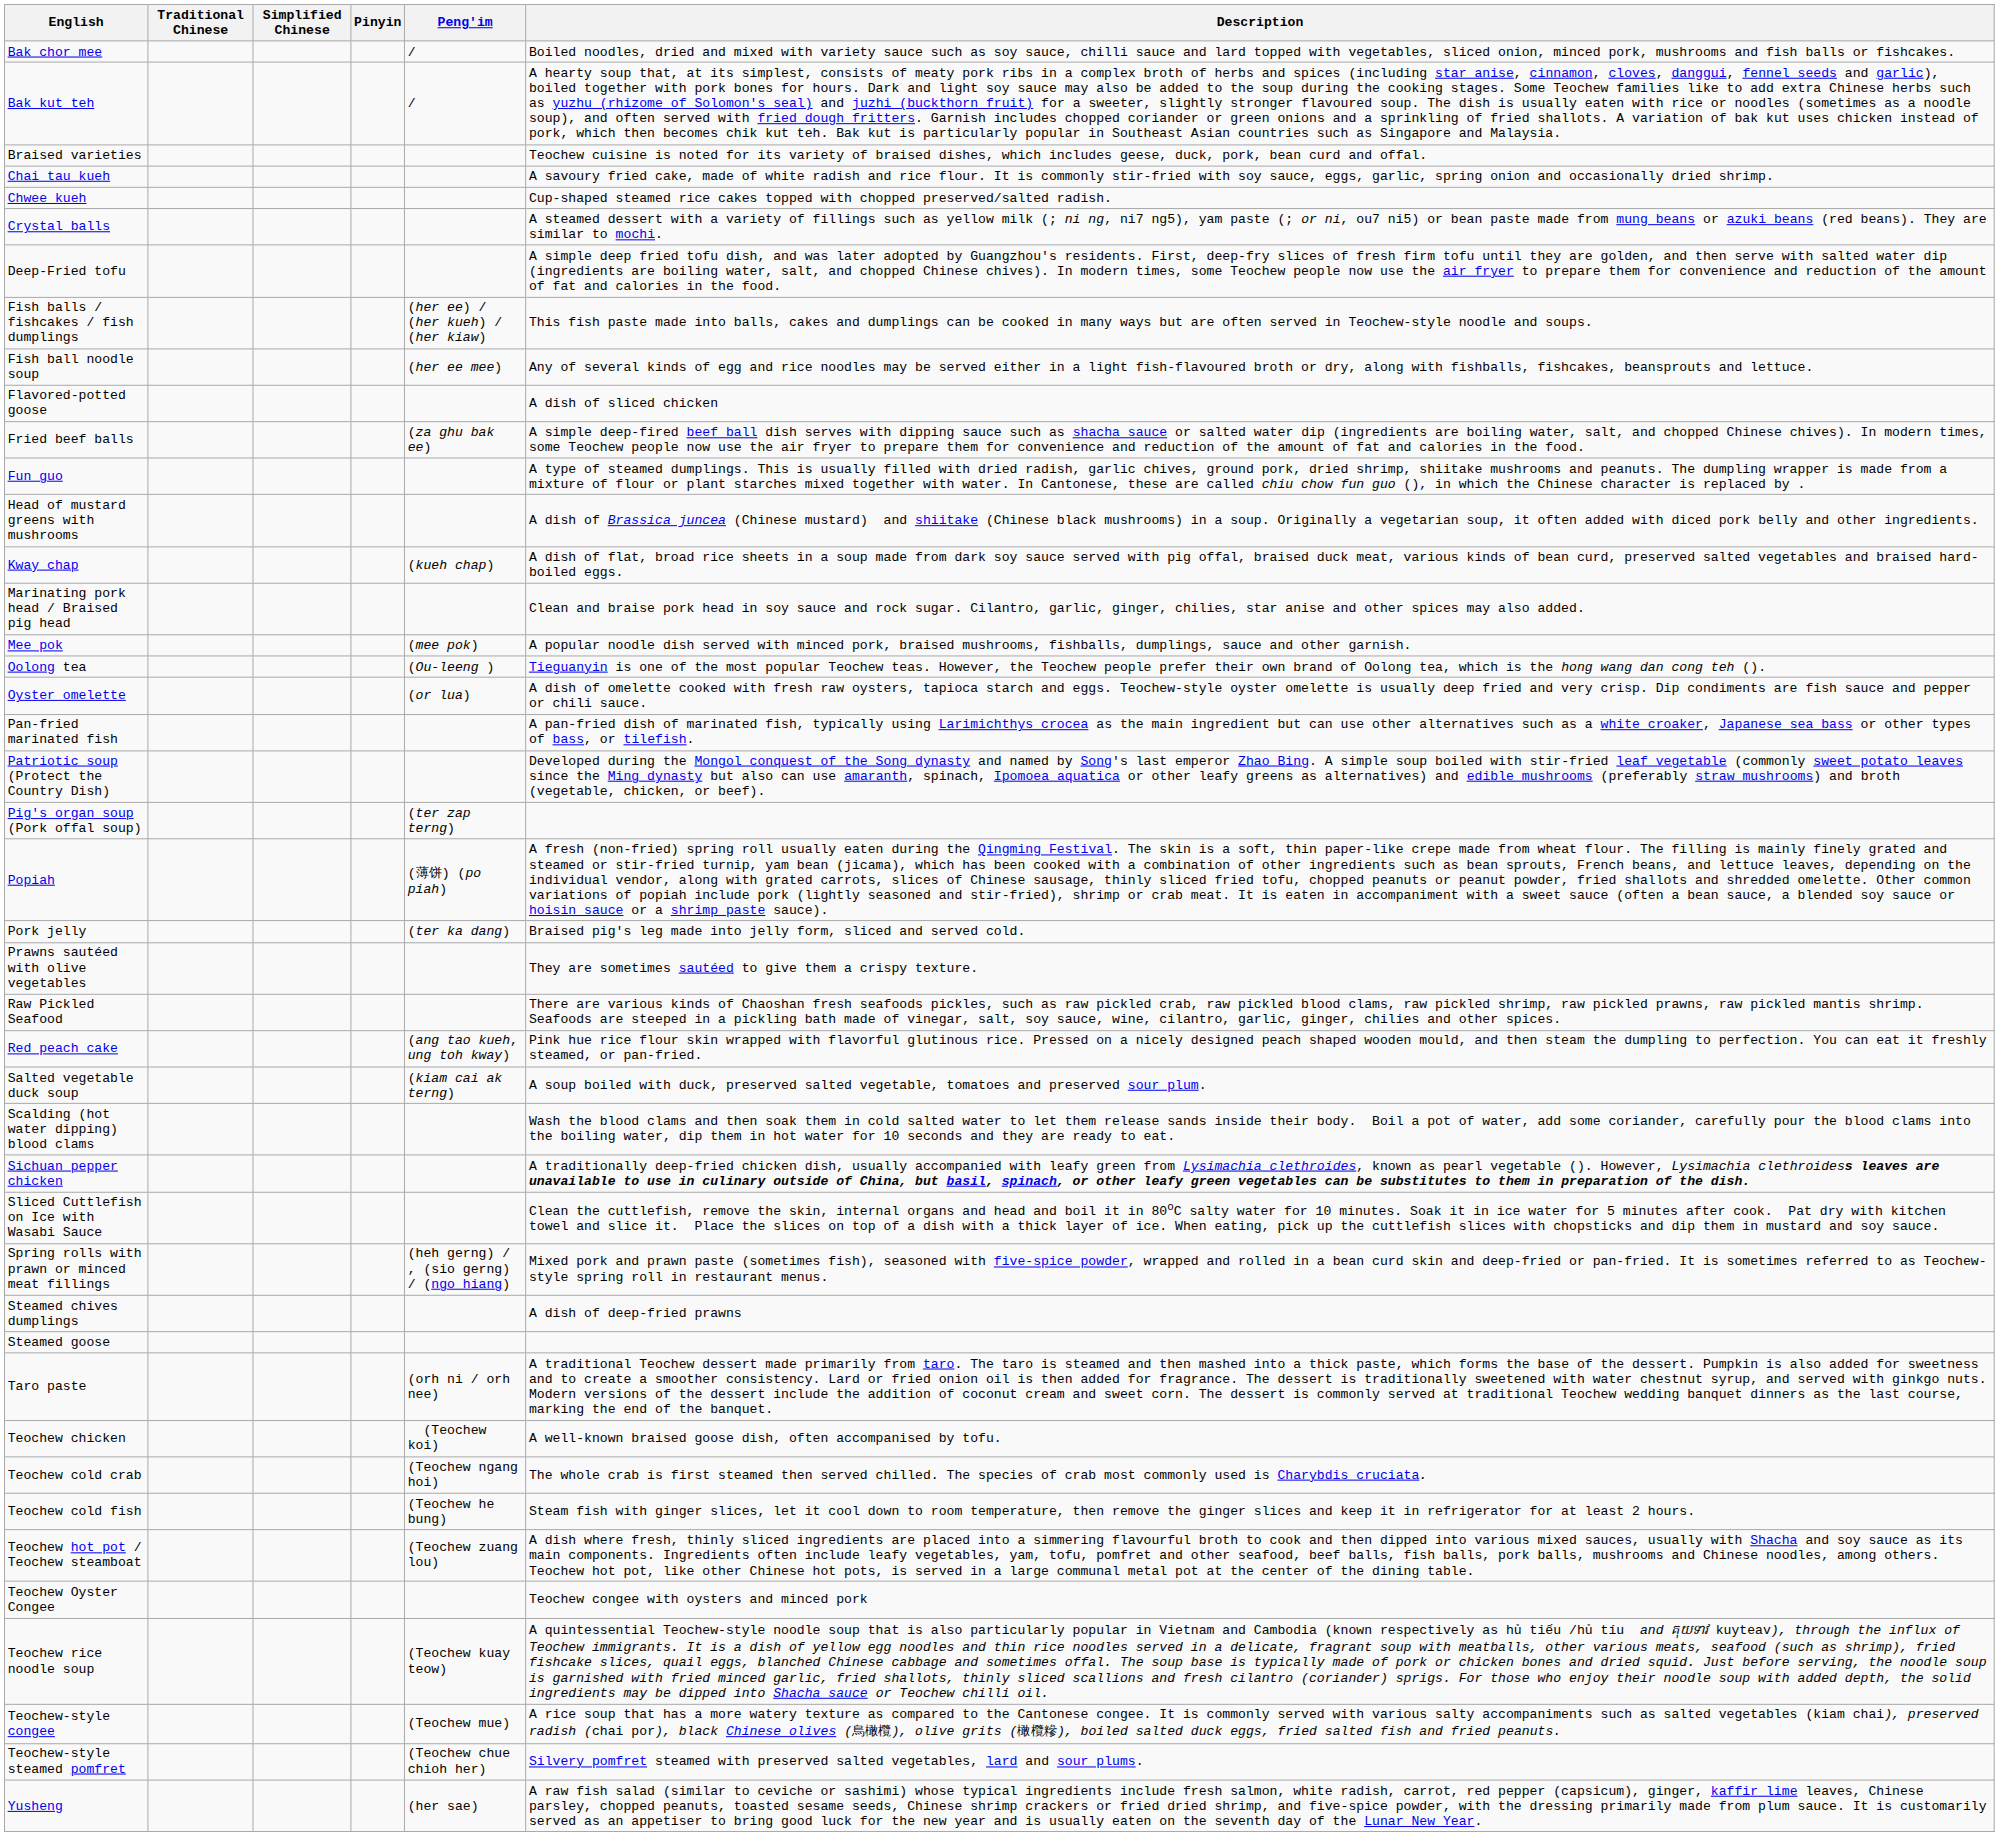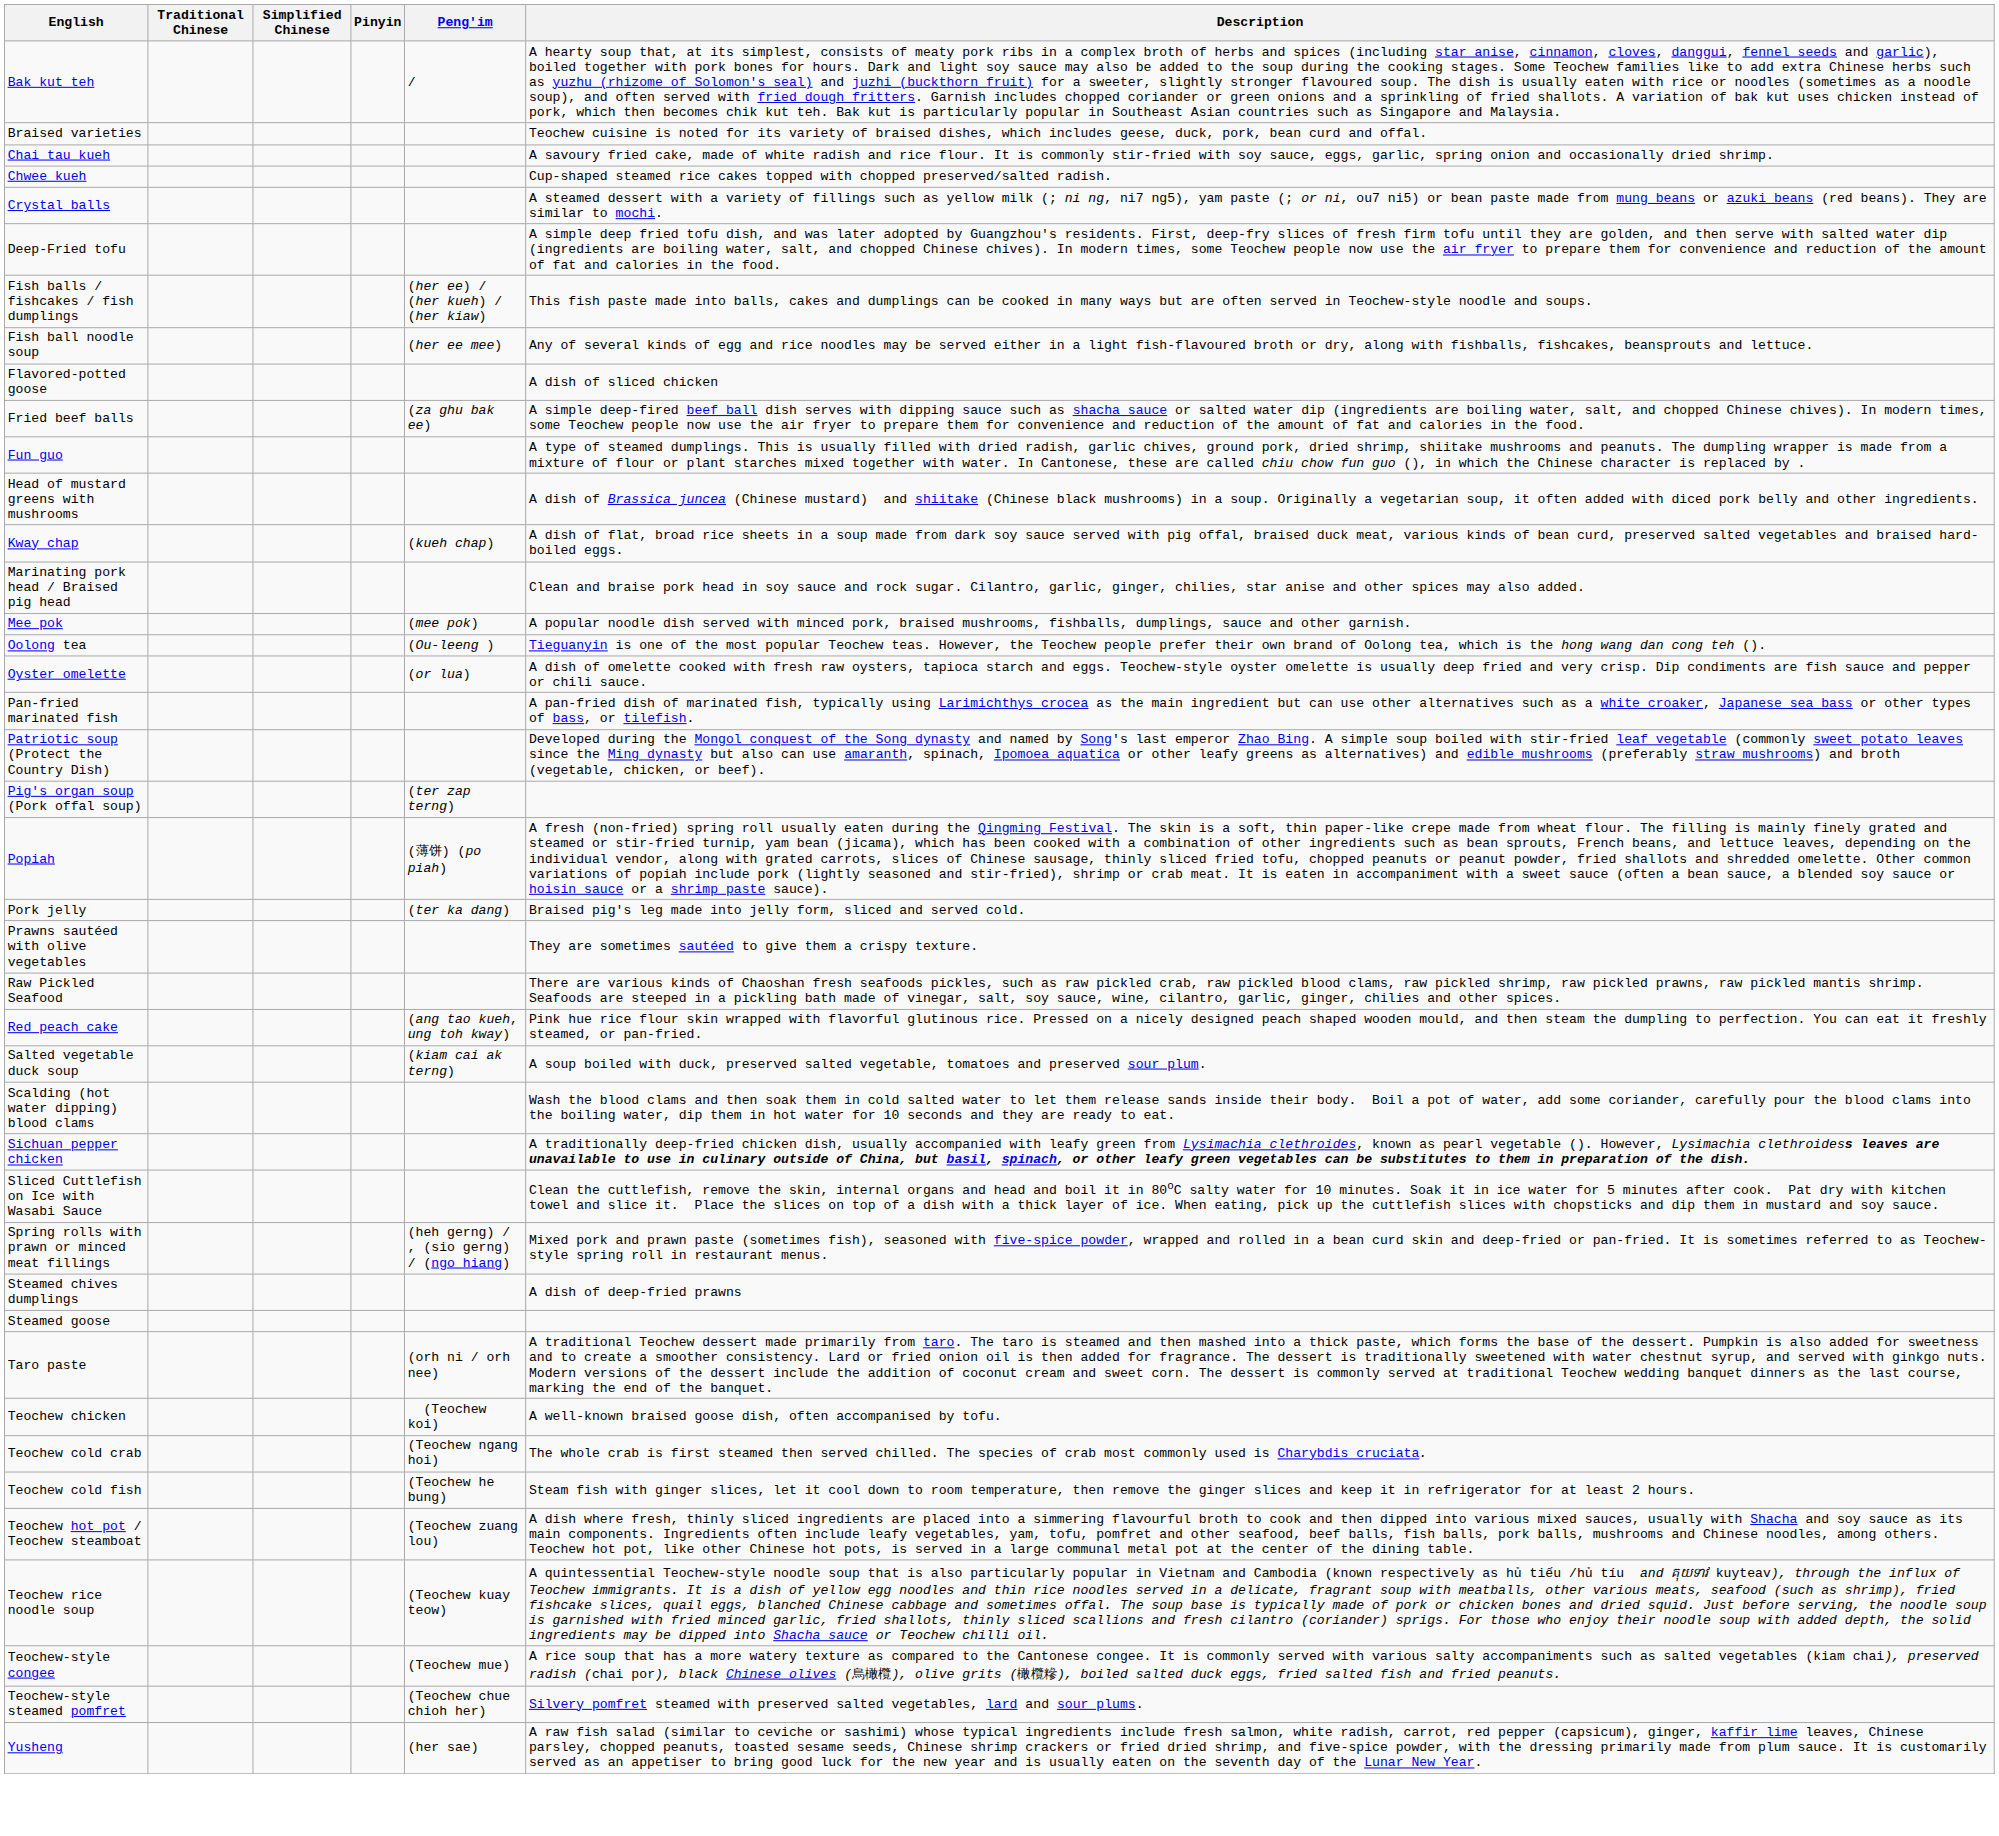- row: (55, 52)
- row: (63, 1600)
